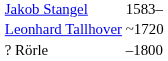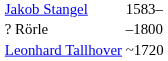rows swapped: (63, 29) <-> (26, 50)
